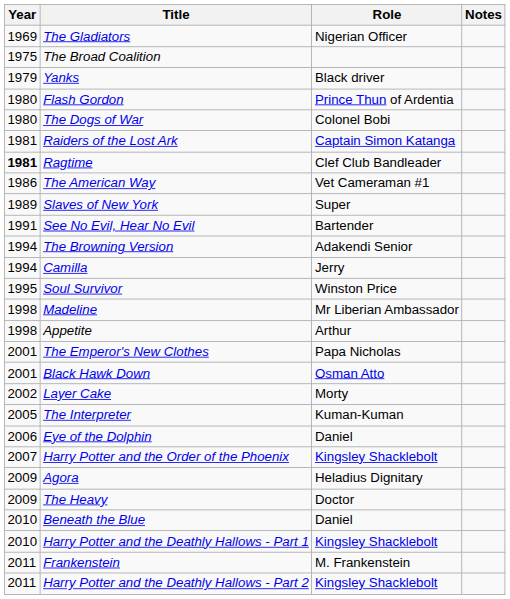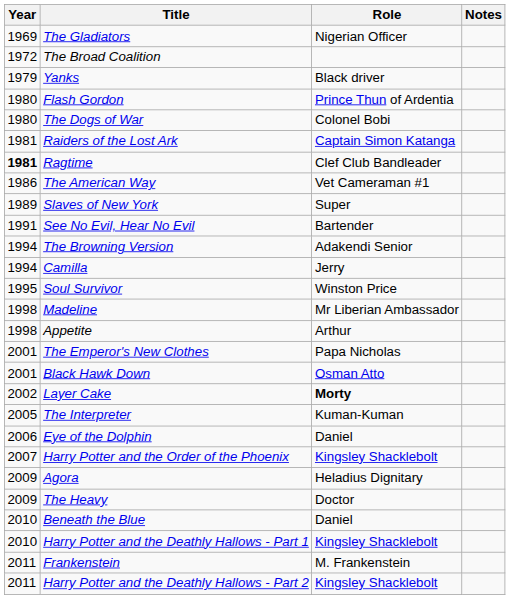(22, 57) 1975 -> (22, 57) 1972
(332, 394) normal -> (333, 394) bold
